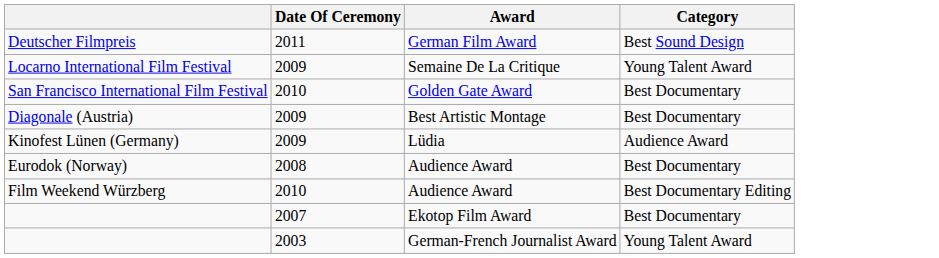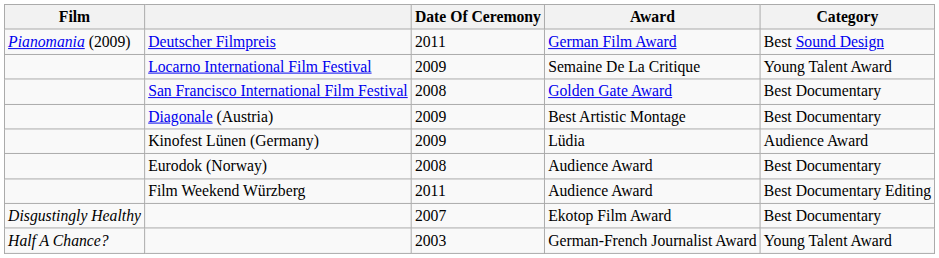+ column: (75, 16)
(291, 91) 2010 -> (431, 91) 2008
(291, 191) 2010 -> (430, 191) 2011
